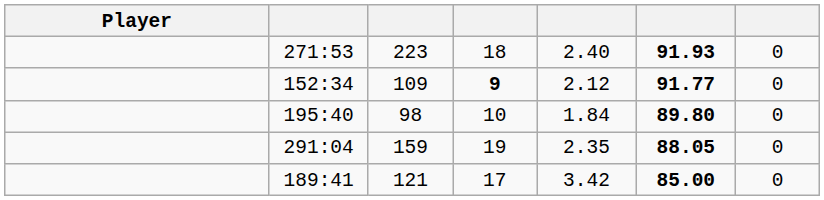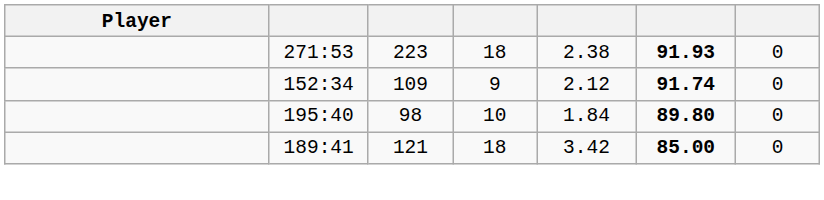(587, 52) 2.40 -> (587, 52) 2.38
(495, 84) bold -> (495, 84) normal
(686, 84) 91.77 -> (686, 84) 91.74
- row: (319, 148)
(495, 180) 17 -> (495, 148) 18
